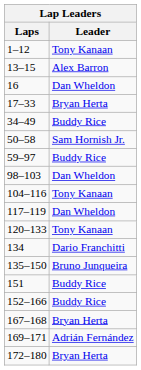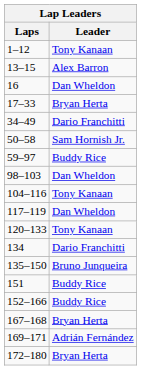(79, 121) Buddy Rice -> (88, 121) Dario Franchitti
